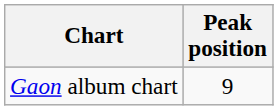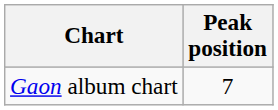(228, 85) 9 -> (228, 85) 7
